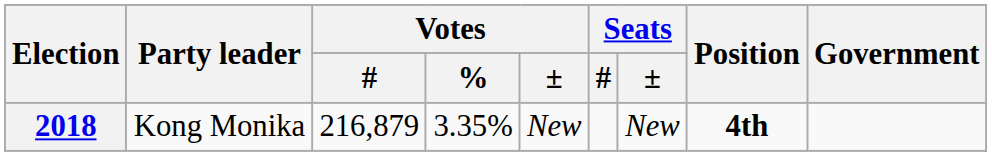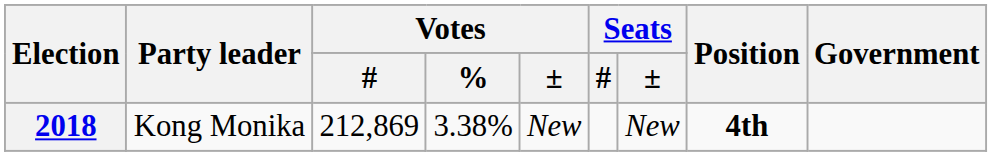(369, 126) 216,879 -> (369, 126) 212,869
(473, 126) 3.35% -> (473, 126) 3.38%
